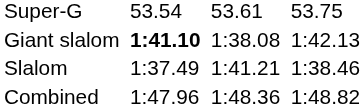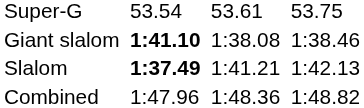(325, 40) 1:42.13 -> (325, 40) 1:38.46
(165, 68) normal -> (165, 68) bold
(325, 68) 1:38.46 -> (325, 68) 1:42.13
